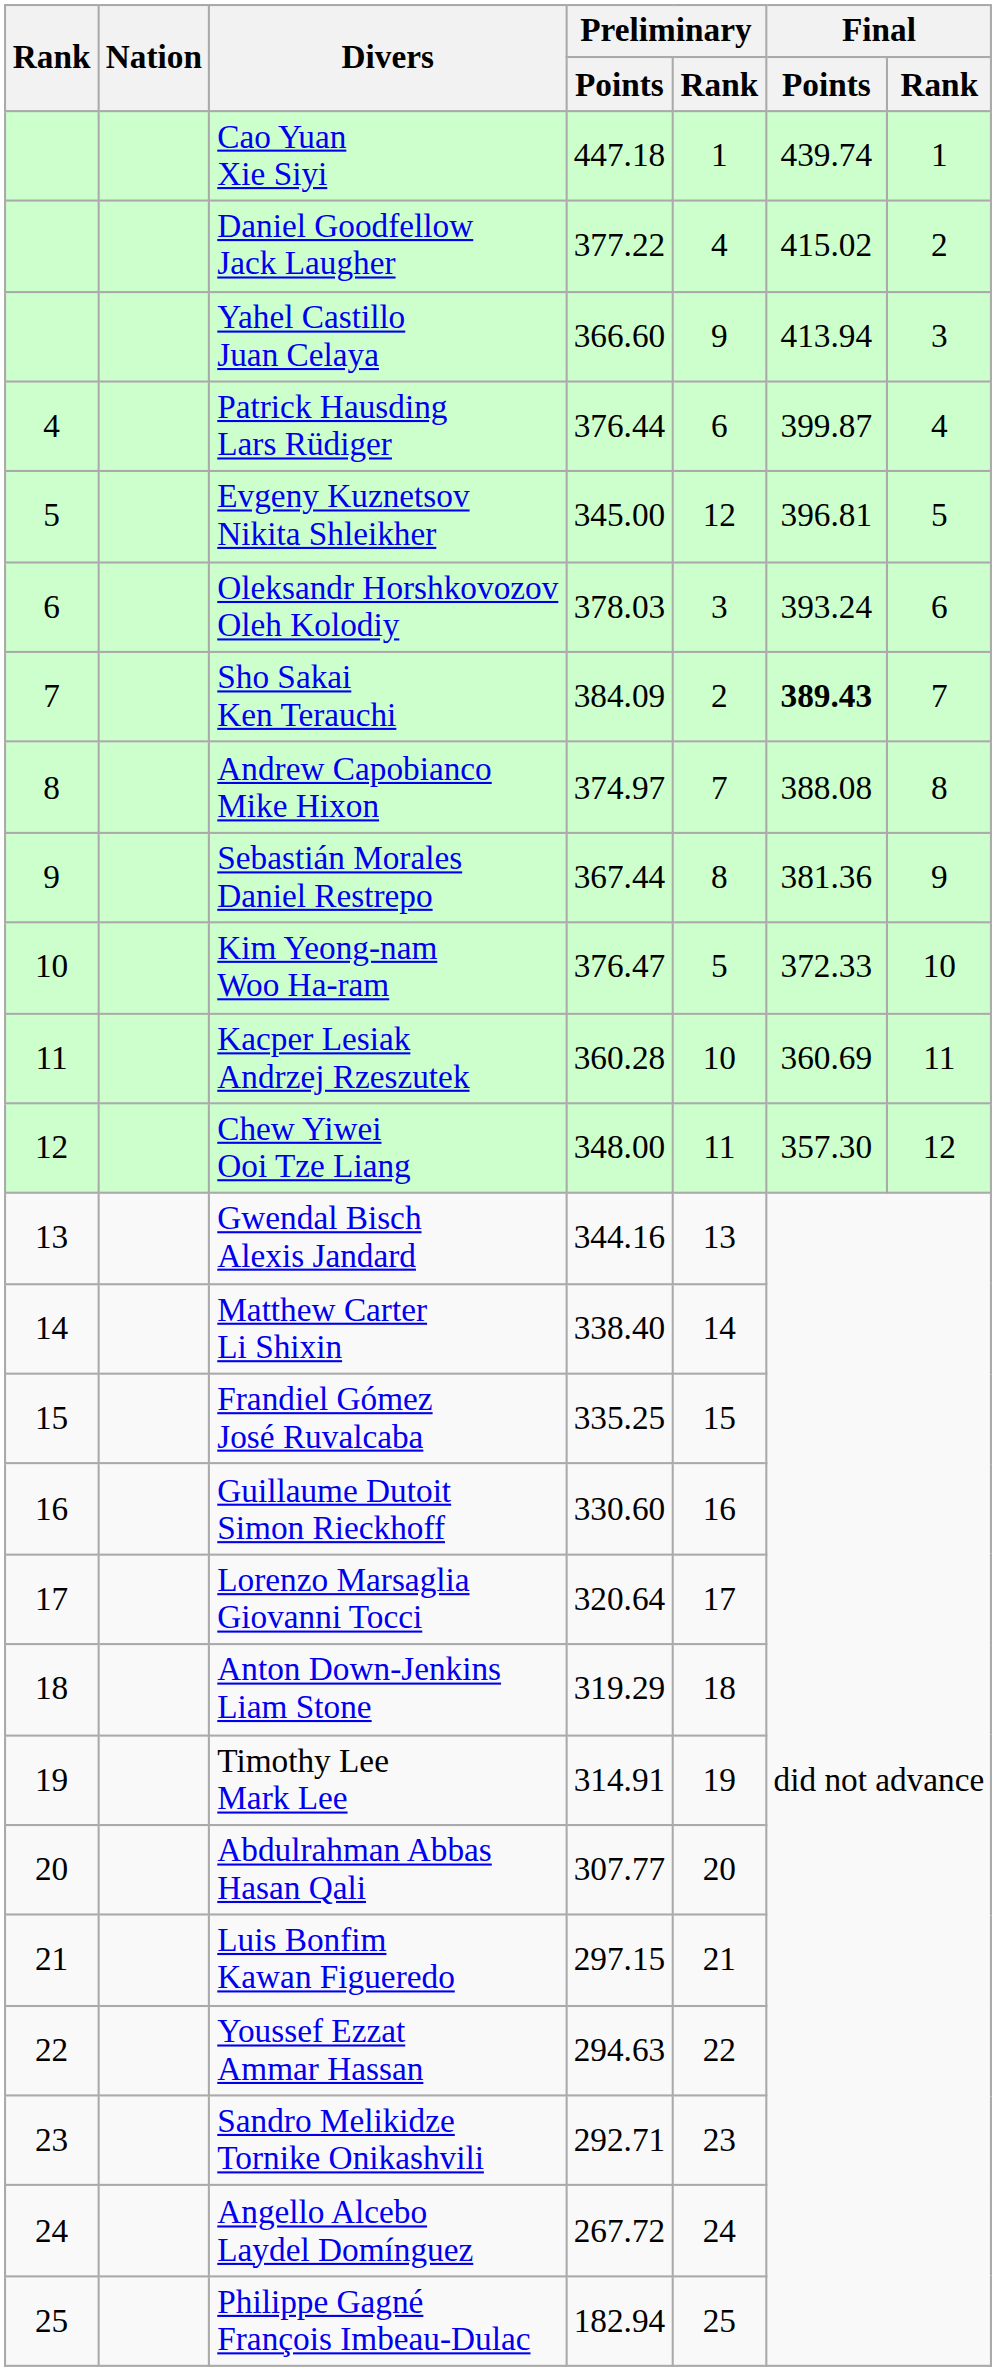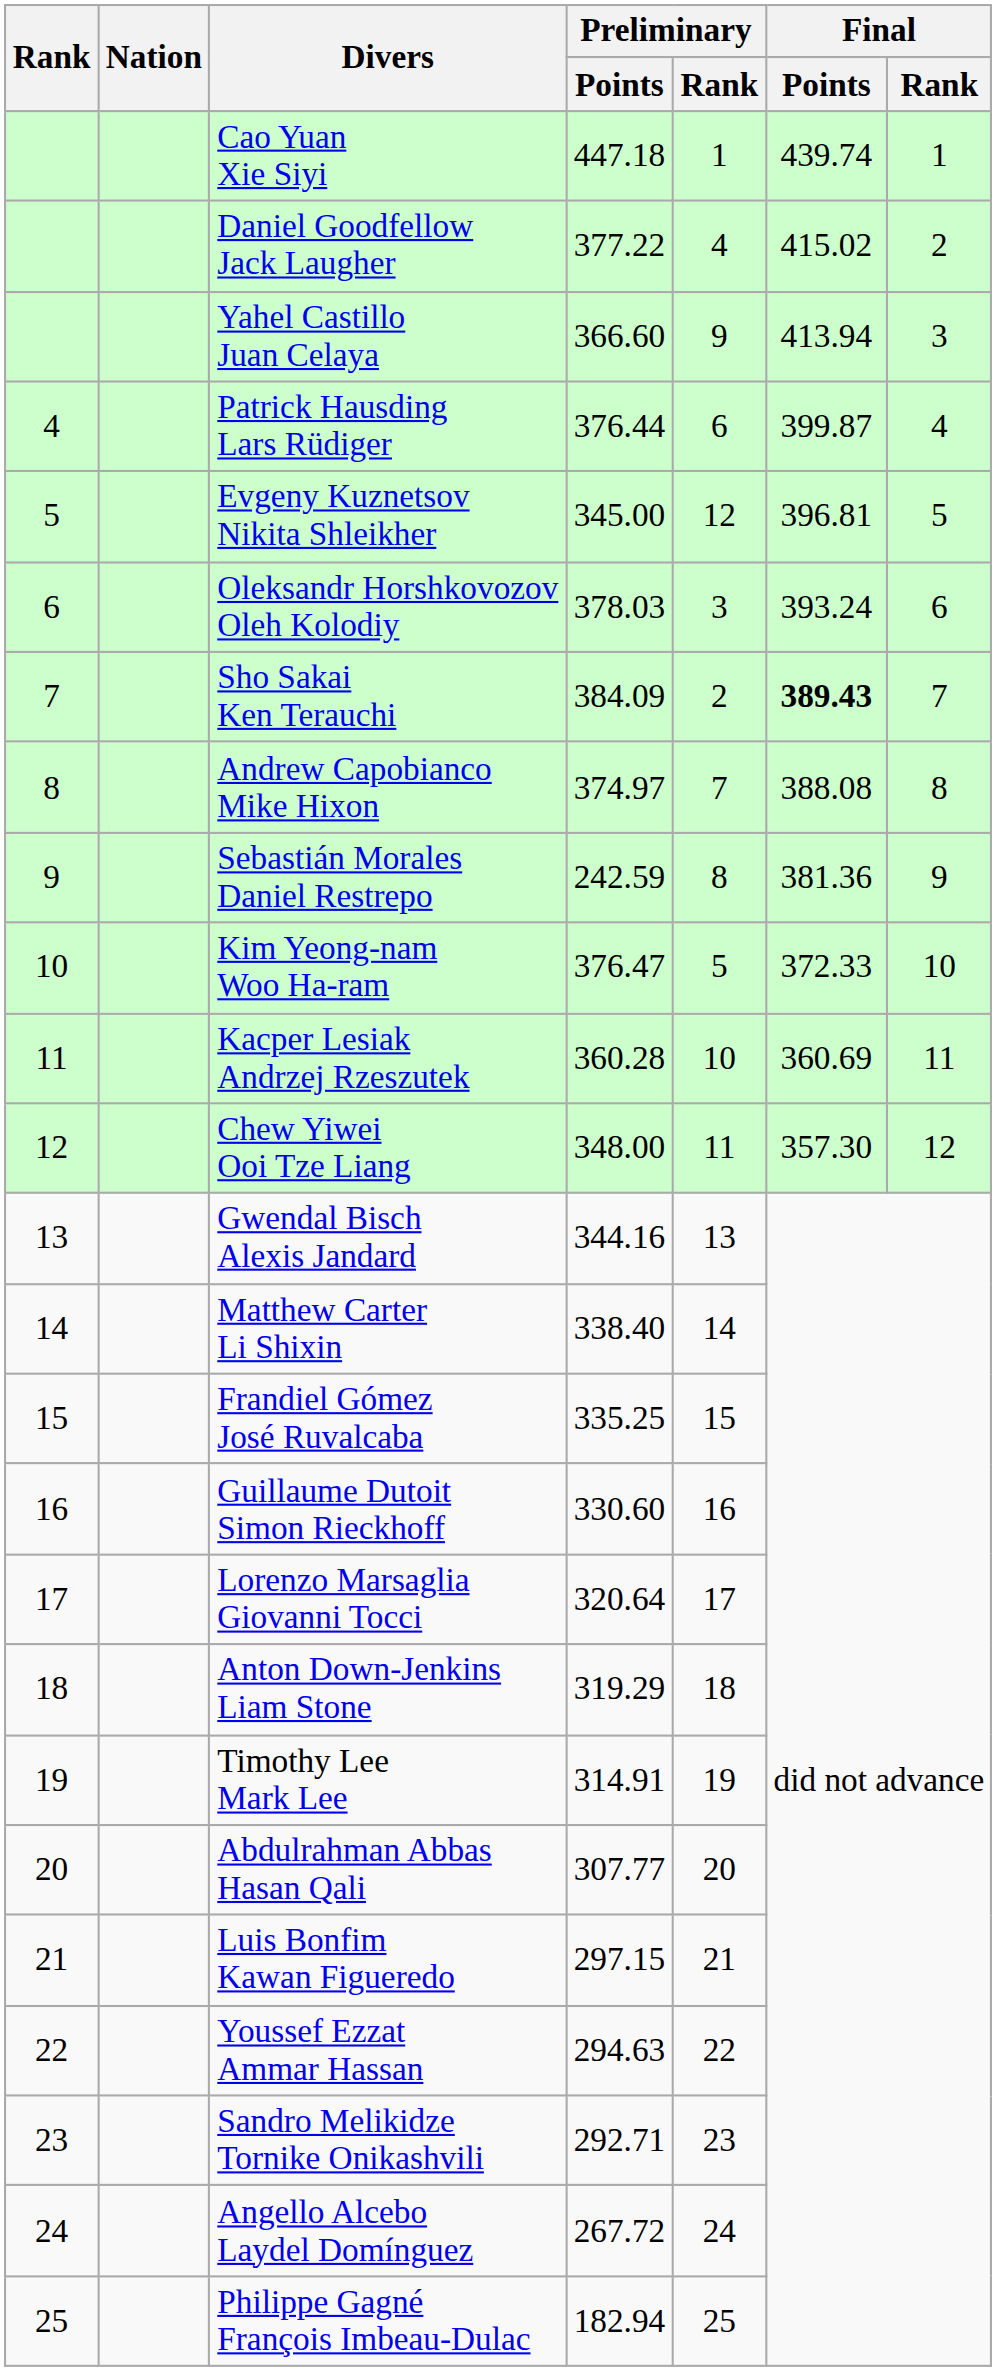(619, 876) 367.44 -> (619, 876) 242.59
